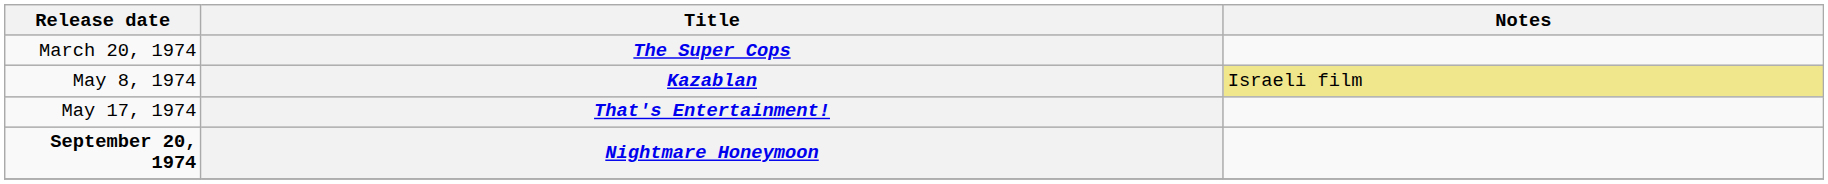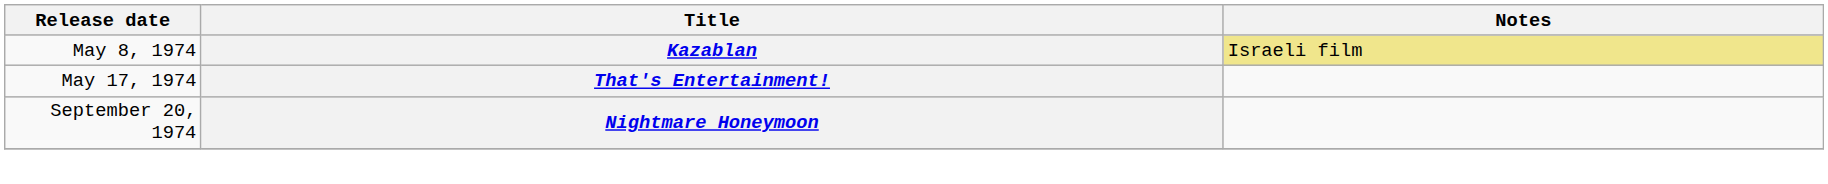- row: (712, 50)
(123, 153) bold -> (123, 122) normal
